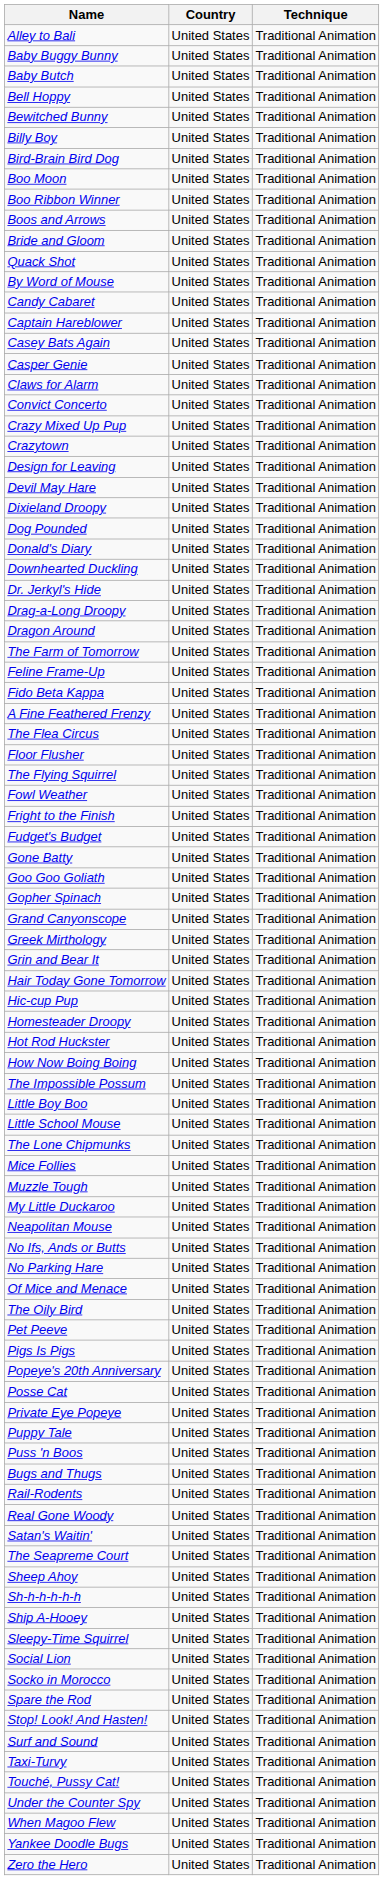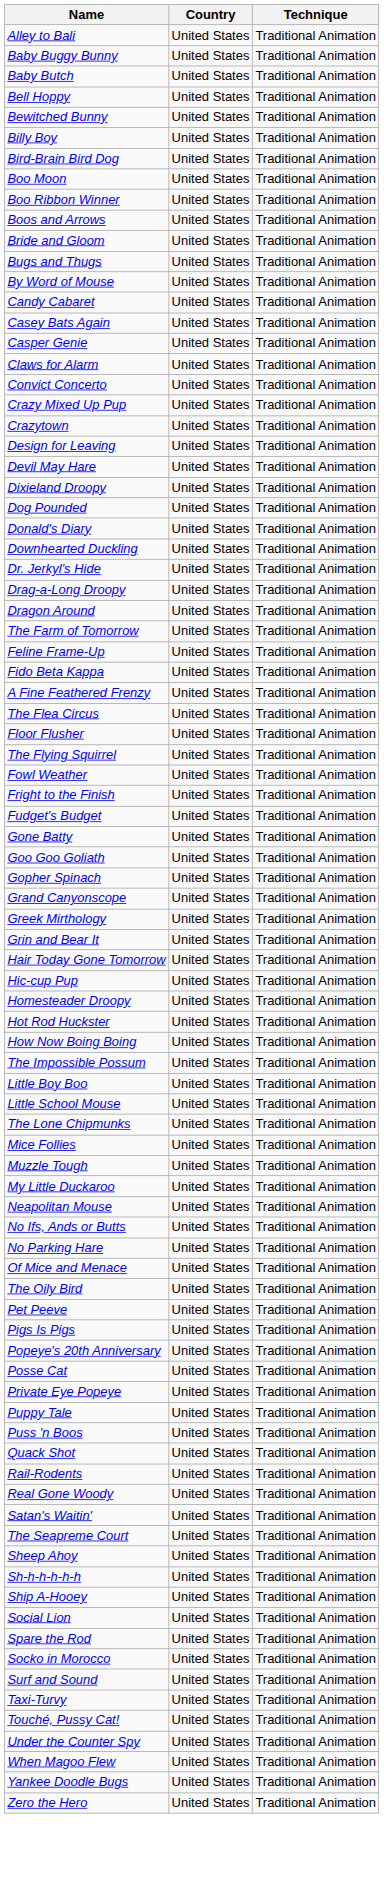rows swapped: (55, 1474) <-> (41, 261)
- row: (65, 323)
- row: (68, 1638)
rows swapped: (59, 1679) <-> (49, 1700)
- row: (77, 1720)
